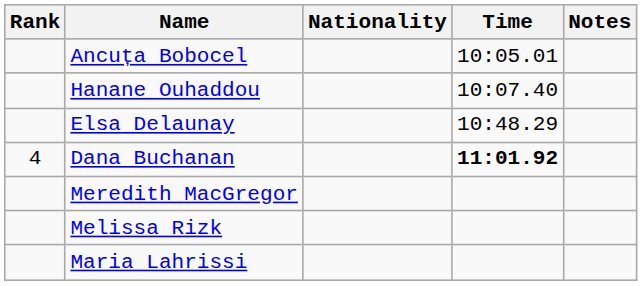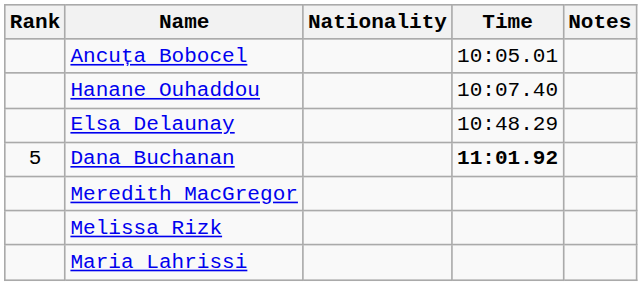(35, 159) 4 -> (35, 159) 5
